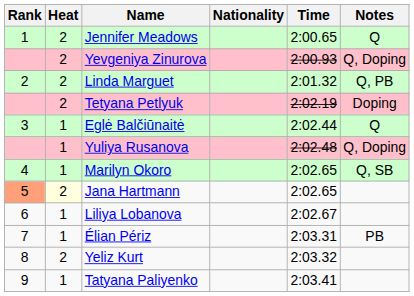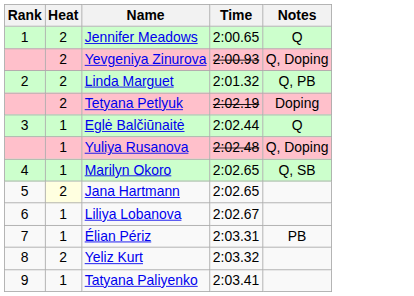- column: (248, 15)
(25, 192) lightsalmon background -> (25, 192) no background
